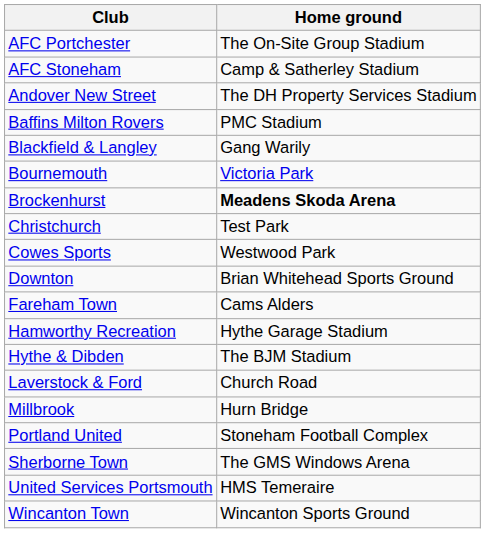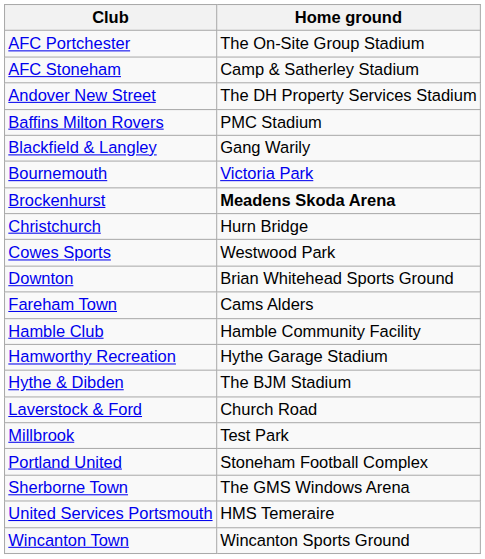(255, 226) Test Park -> (264, 226) Hurn Bridge
+ row: (56, 331)
(264, 409) Hurn Bridge -> (255, 435) Test Park
